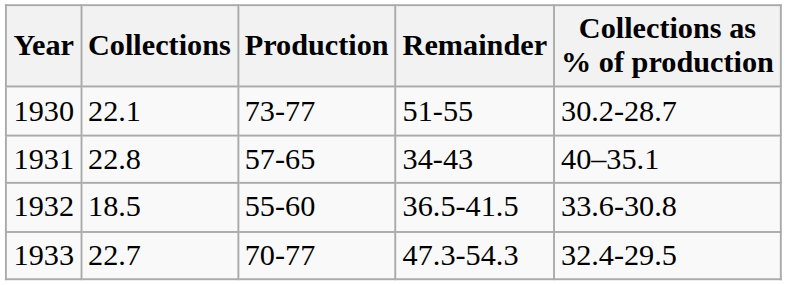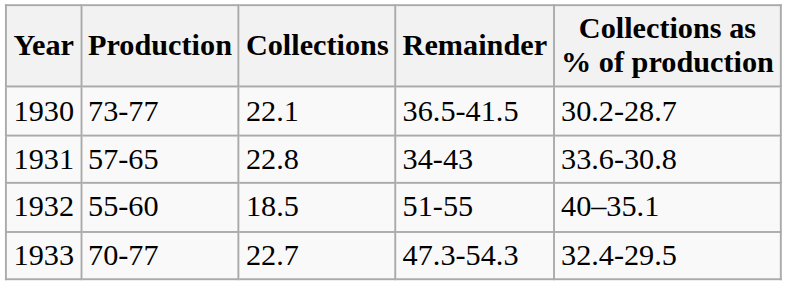columns swapped: (317, 45) <-> (159, 45)
(438, 110) 51-55 -> (461, 110) 36.5-41.5
(610, 158) 40–35.1 -> (619, 158) 33.6-30.8
(461, 206) 36.5-41.5 -> (438, 206) 51-55
(619, 206) 33.6-30.8 -> (610, 206) 40–35.1
